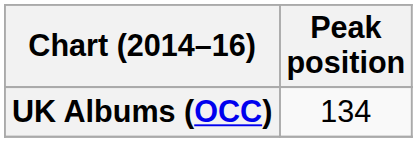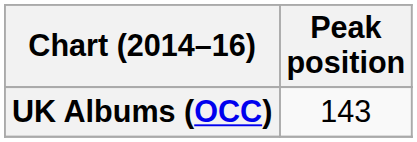(346, 111) 134 -> (346, 111) 143
